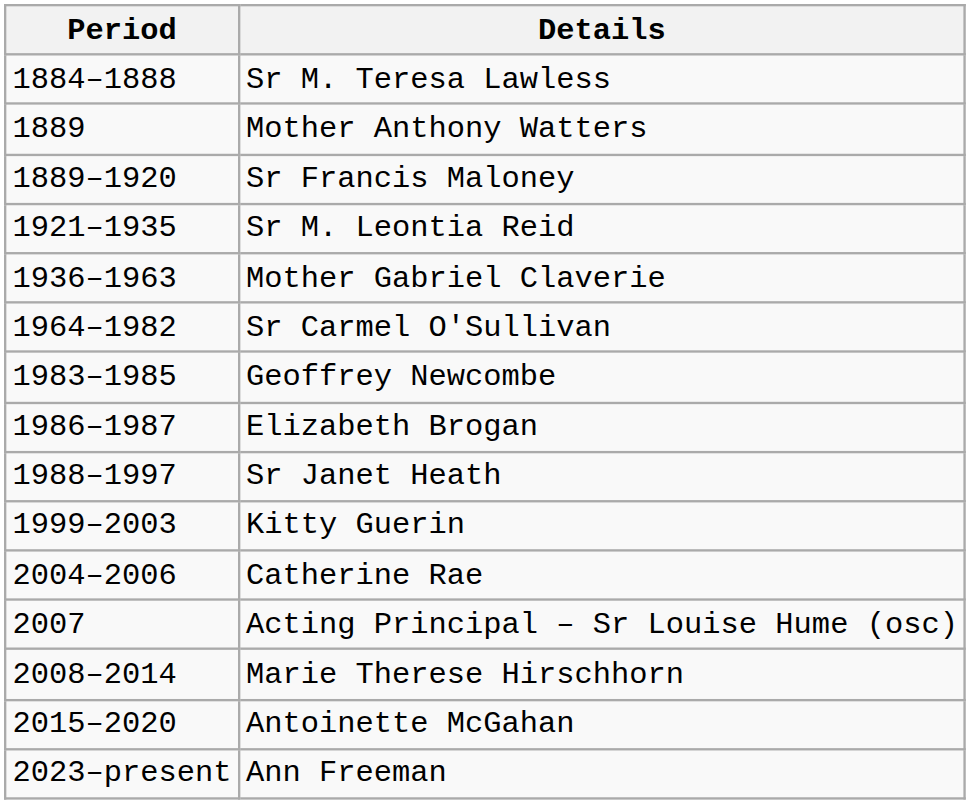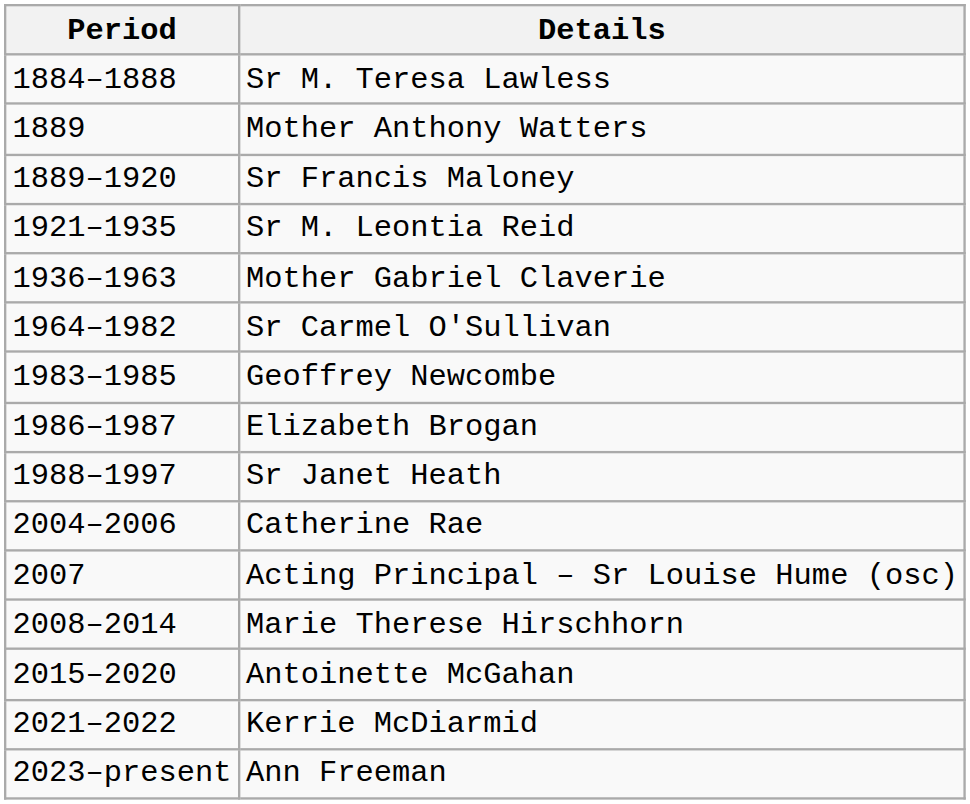- row: (356, 526)
+ row: (392, 724)
